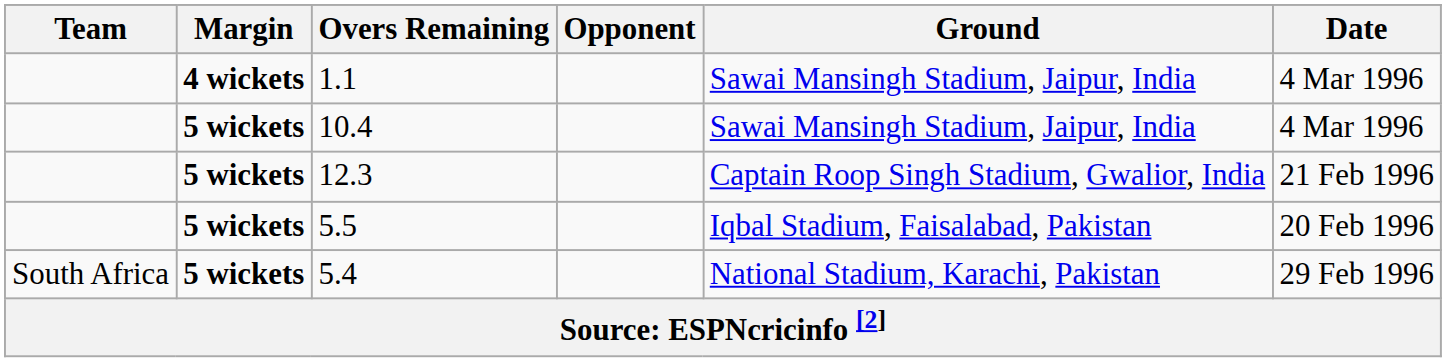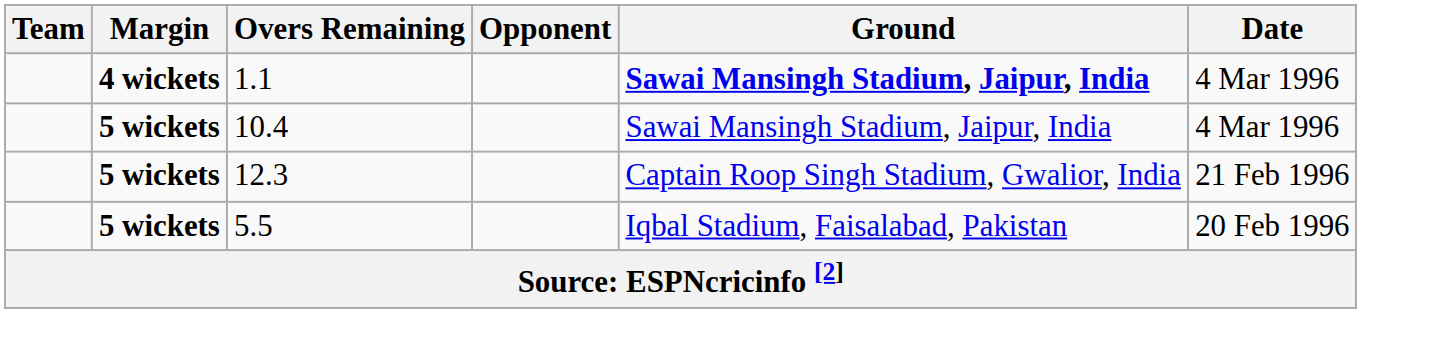(953, 77) normal -> (887, 77) bold
- row: (338, 273)
